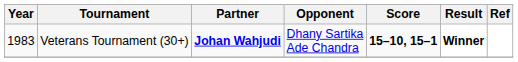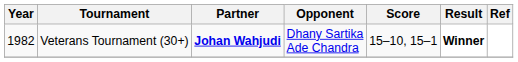(21, 41) 1983 -> (21, 41) 1982
(403, 41) bold -> (403, 41) normal
